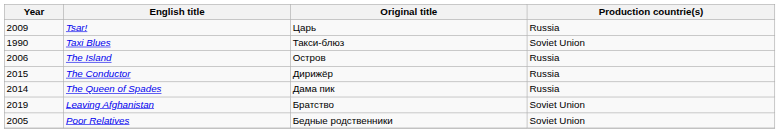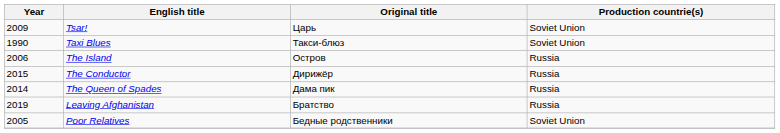(544, 27) Russia -> (557, 27) Soviet Union
(557, 105) Soviet Union -> (544, 105) Russia
